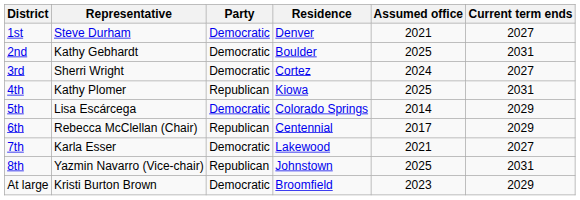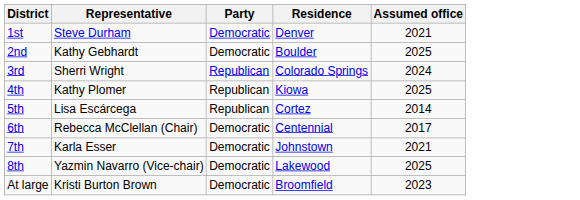- column: (521, 14)
(240, 71) Democratic -> (239, 71) Republican
(293, 71) Cortez -> (322, 71) Colorado Springs
(240, 109) Democratic -> (239, 109) Republican
(322, 109) Colorado Springs -> (293, 109) Cortez
(239, 128) Republican -> (240, 128) Democratic
(303, 147) Lakewood -> (304, 147) Johnstown
(239, 166) Republican -> (240, 166) Democratic
(304, 166) Johnstown -> (303, 166) Lakewood
